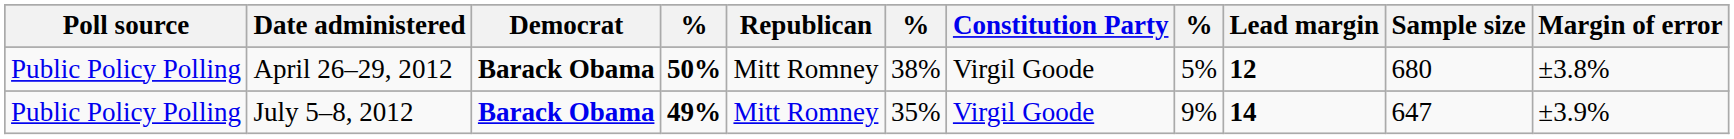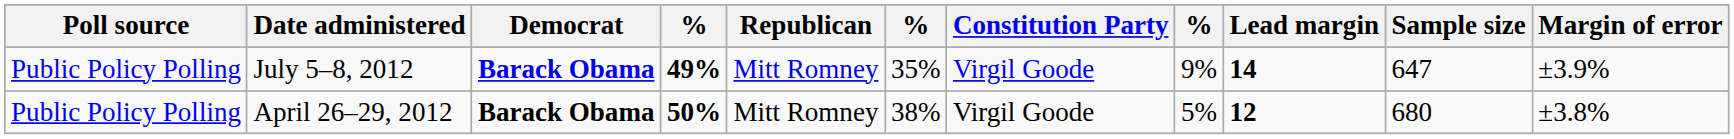rows swapped: (333, 111) <-> (353, 68)
